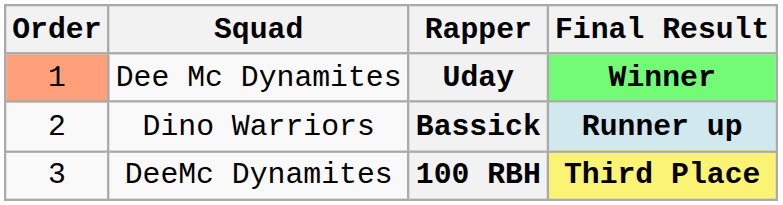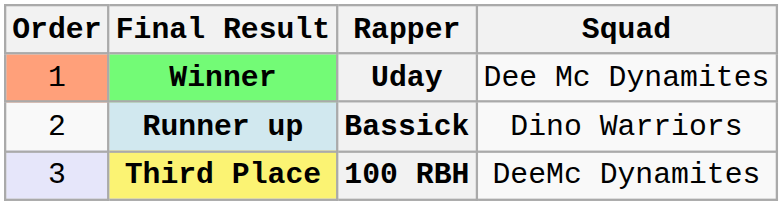columns swapped: (259, 29) <-> (662, 29)
(57, 175) no background -> (57, 175) lavender background
